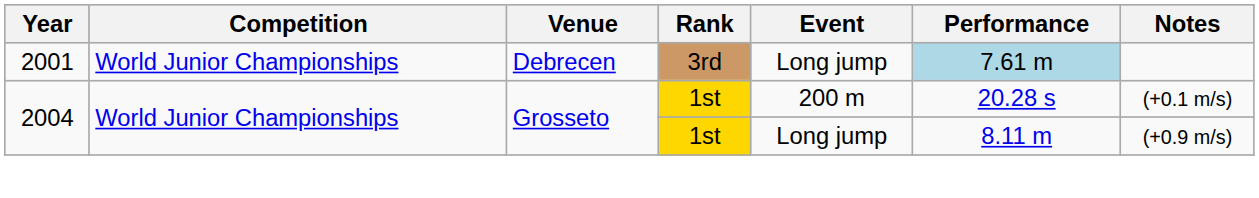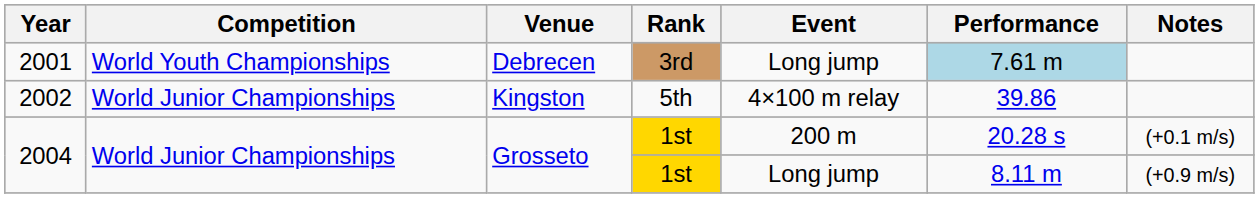(247, 62) World Junior Championships -> (241, 62) World Youth Championships
+ row: (46, 99)
